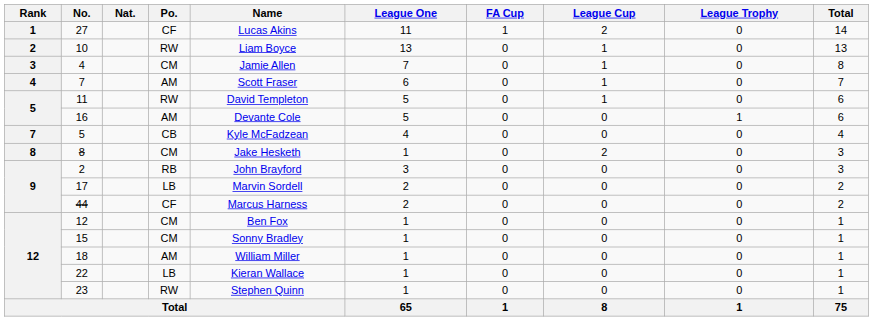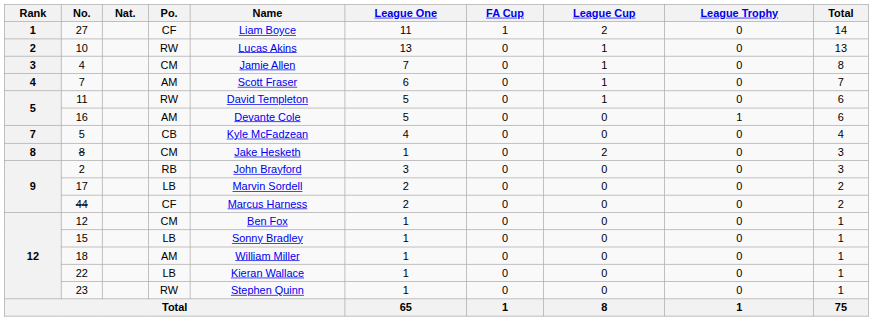(267, 31) Lucas Akins -> (267, 31) Liam Boyce
(267, 48) Liam Boyce -> (267, 48) Lucas Akins
(169, 238) CM -> (169, 238) LB
